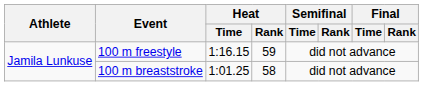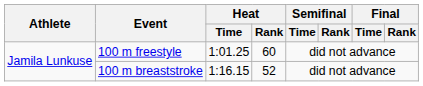(229, 52) 1:16.15 -> (229, 52) 1:01.25
(269, 52) 59 -> (269, 52) 60
(229, 71) 1:01.25 -> (229, 71) 1:16.15
(269, 71) 58 -> (269, 71) 52
